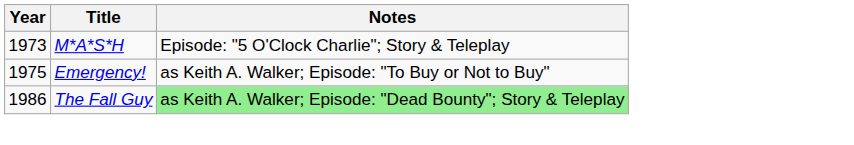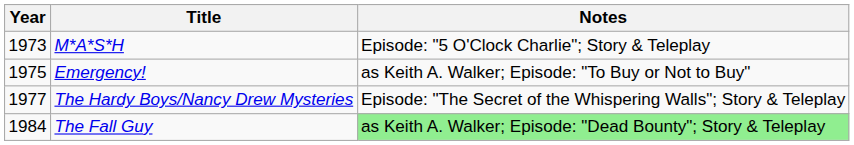+ row: (204, 99)
(28, 99) 1986 -> (28, 126) 1984
